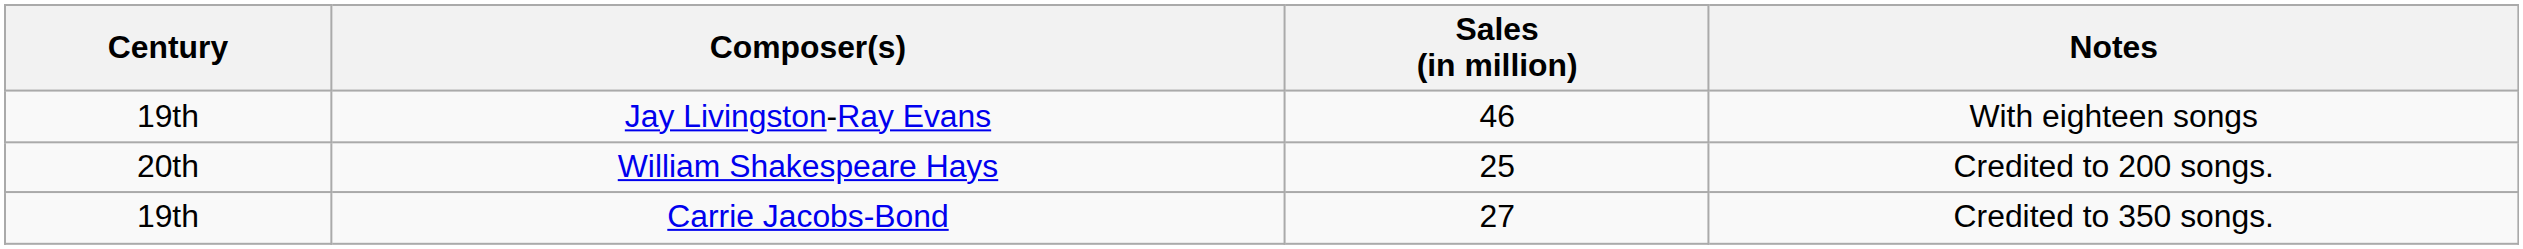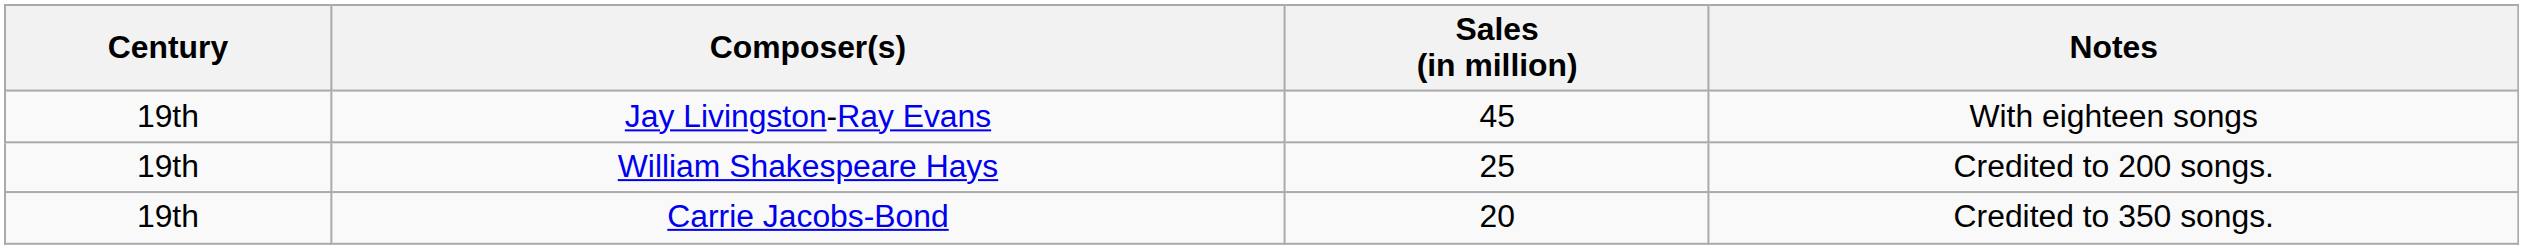(1497, 116) 46 -> (1497, 116) 45
(168, 166) 20th -> (168, 166) 19th
(1497, 217) 27 -> (1497, 217) 20
